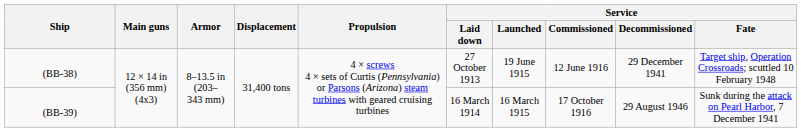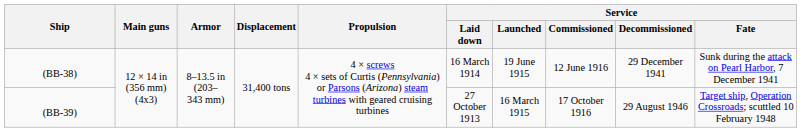(470, 68) 27 October 1913 -> (470, 68) 16 March 1914
(746, 68) Target ship, Operation Crossroads; scuttled 10 February 1948 -> (746, 68) Sunk during the attack on Pearl Harbor, 7 December 1941
(470, 107) 16 March 1914 -> (470, 107) 27 October 1913
(746, 107) Sunk during the attack on Pearl Harbor, 7 December 1941 -> (746, 107) Target ship, Operation Crossroads; scuttled 10 February 1948
